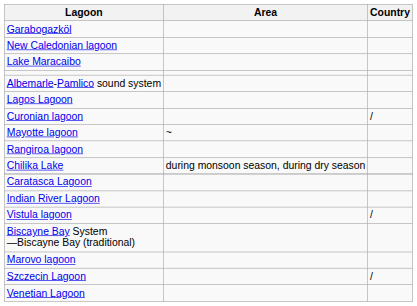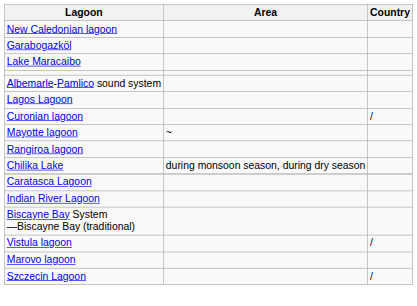rows swapped: (62, 45) <-> (39, 29)
rows swapped: (39, 215) <-> (71, 237)
- row: (46, 293)
